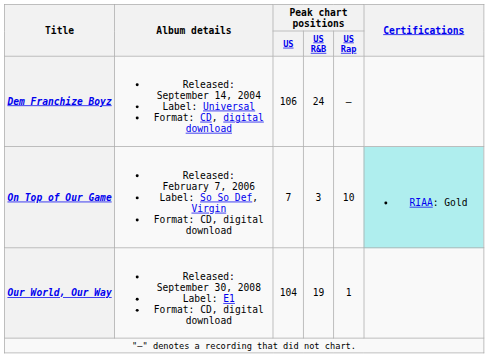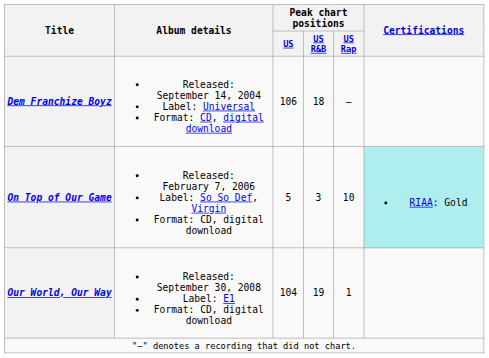(318, 101) 24 -> (318, 101) 18
(288, 197) 7 -> (288, 197) 5
